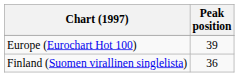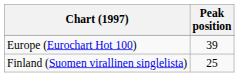(212, 63) 36 -> (212, 63) 25
